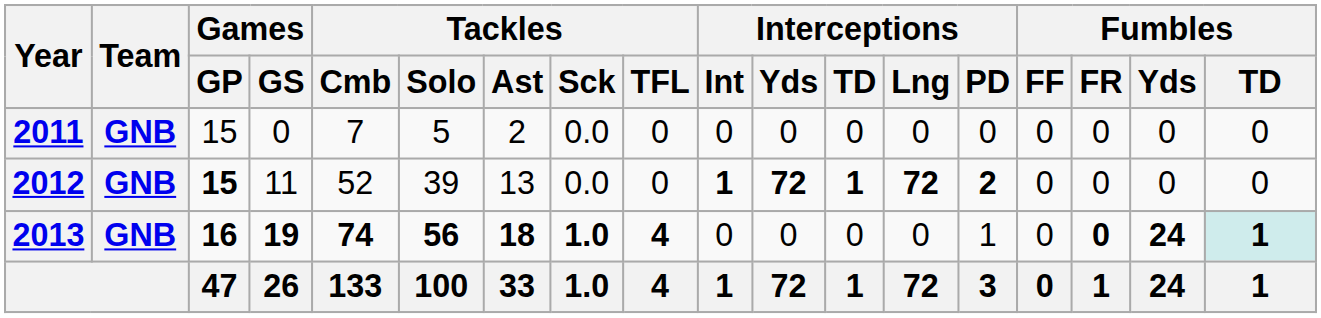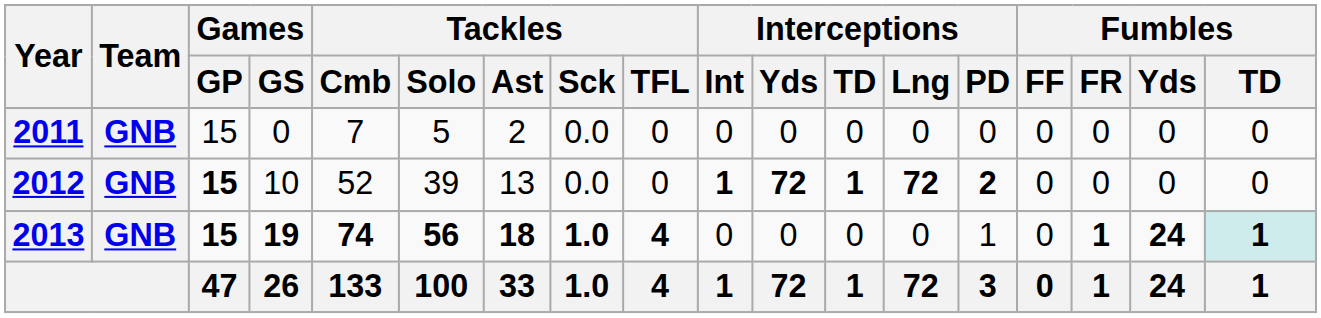(281, 183) 11 -> (281, 183) 10
(220, 235) 16 -> (220, 235) 15
(1101, 235) 0 -> (1101, 235) 1
